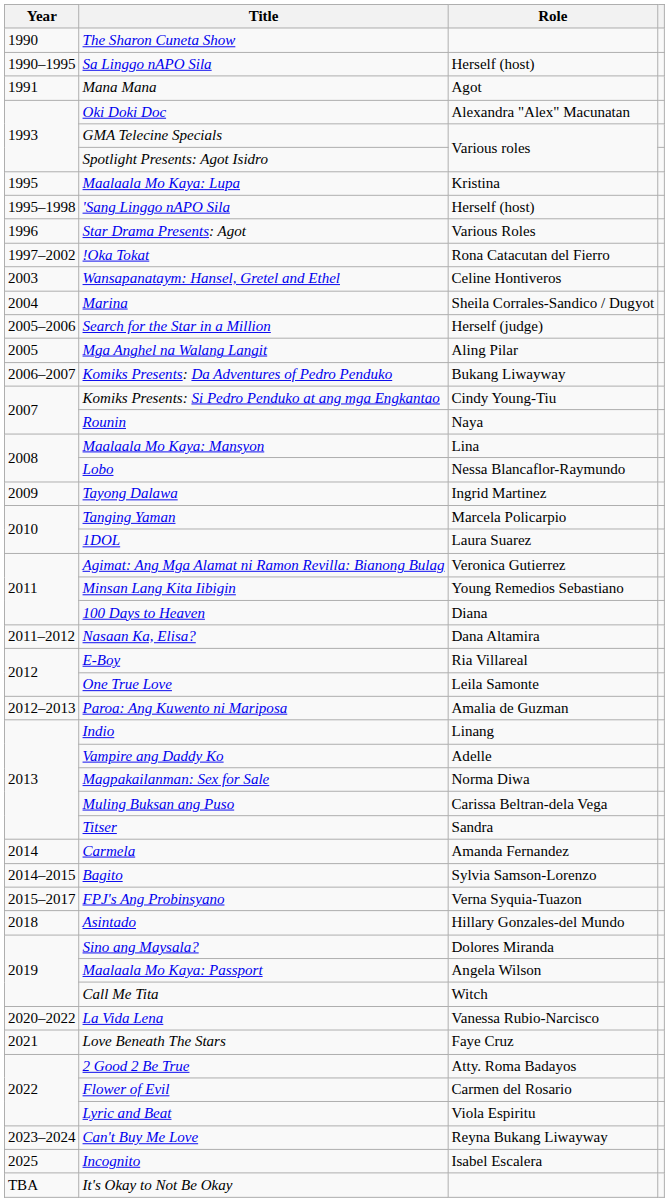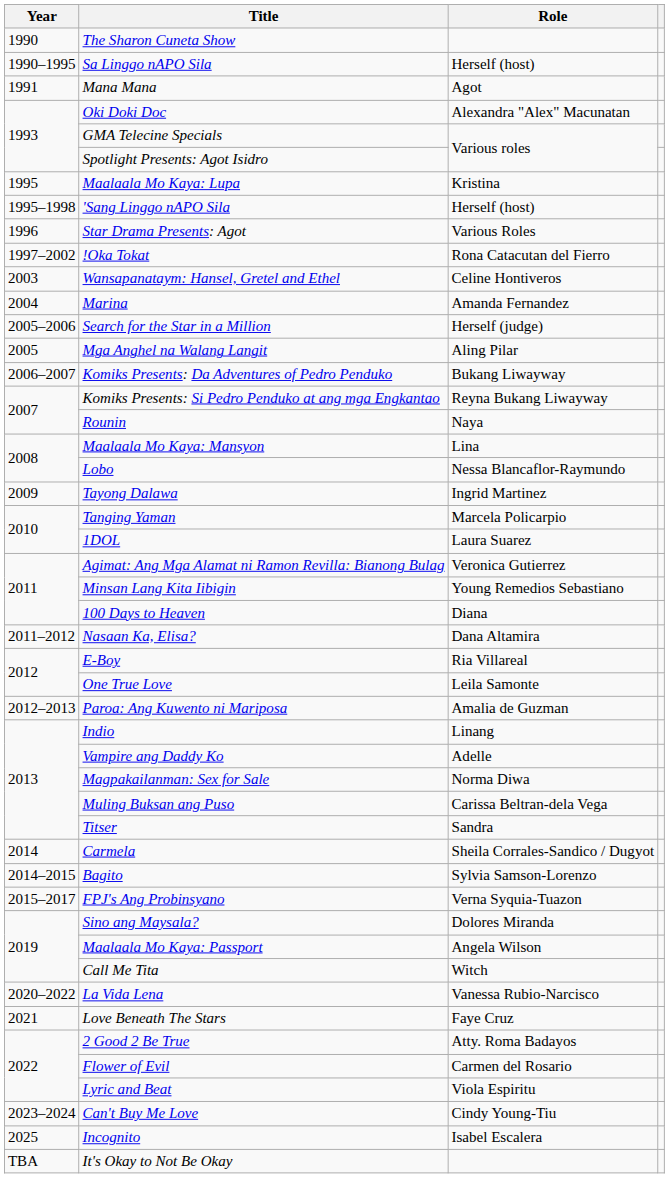(553, 302) Sheila Corrales-Sandico / Dugyot -> (510, 302) Amanda Fernandez
(504, 398) Cindy Young-Tiu -> (530, 398) Reyna Bukang Liwayway
(510, 851) Amanda Fernandez -> (553, 851) Sheila Corrales-Sandico / Dugyot
- row: (109, 922)
(530, 1137) Reyna Bukang Liwayway -> (504, 1113) Cindy Young-Tiu
